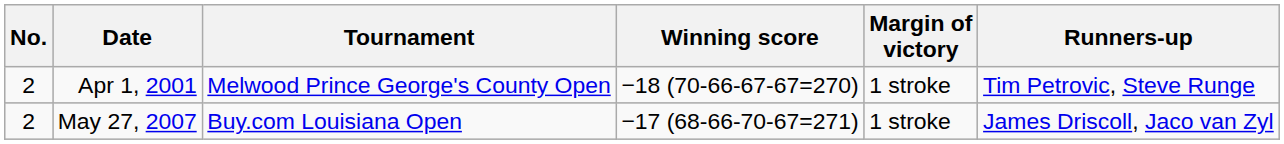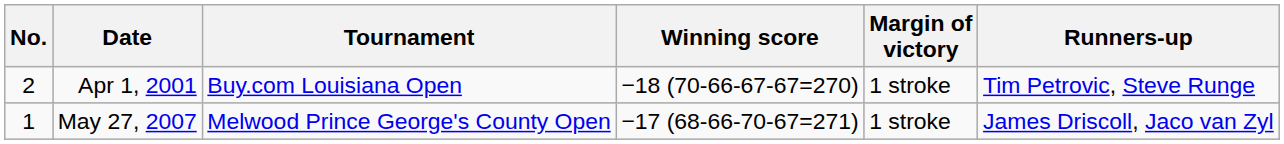(409, 85) Melwood Prince George's County Open -> (335, 85) Buy.com Louisiana Open
(29, 121) 2 -> (29, 121) 1
(335, 121) Buy.com Louisiana Open -> (409, 121) Melwood Prince George's County Open
